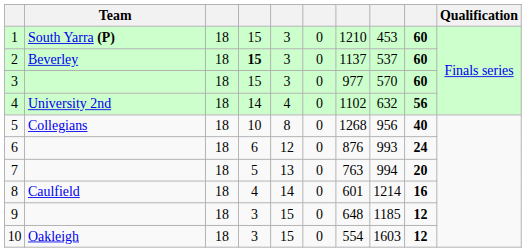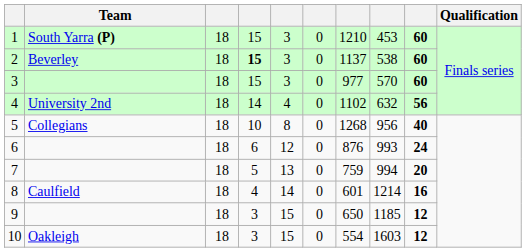(387, 59) 537 -> (387, 59) 538
(353, 170) 763 -> (353, 170) 759
(353, 214) 648 -> (353, 214) 650
